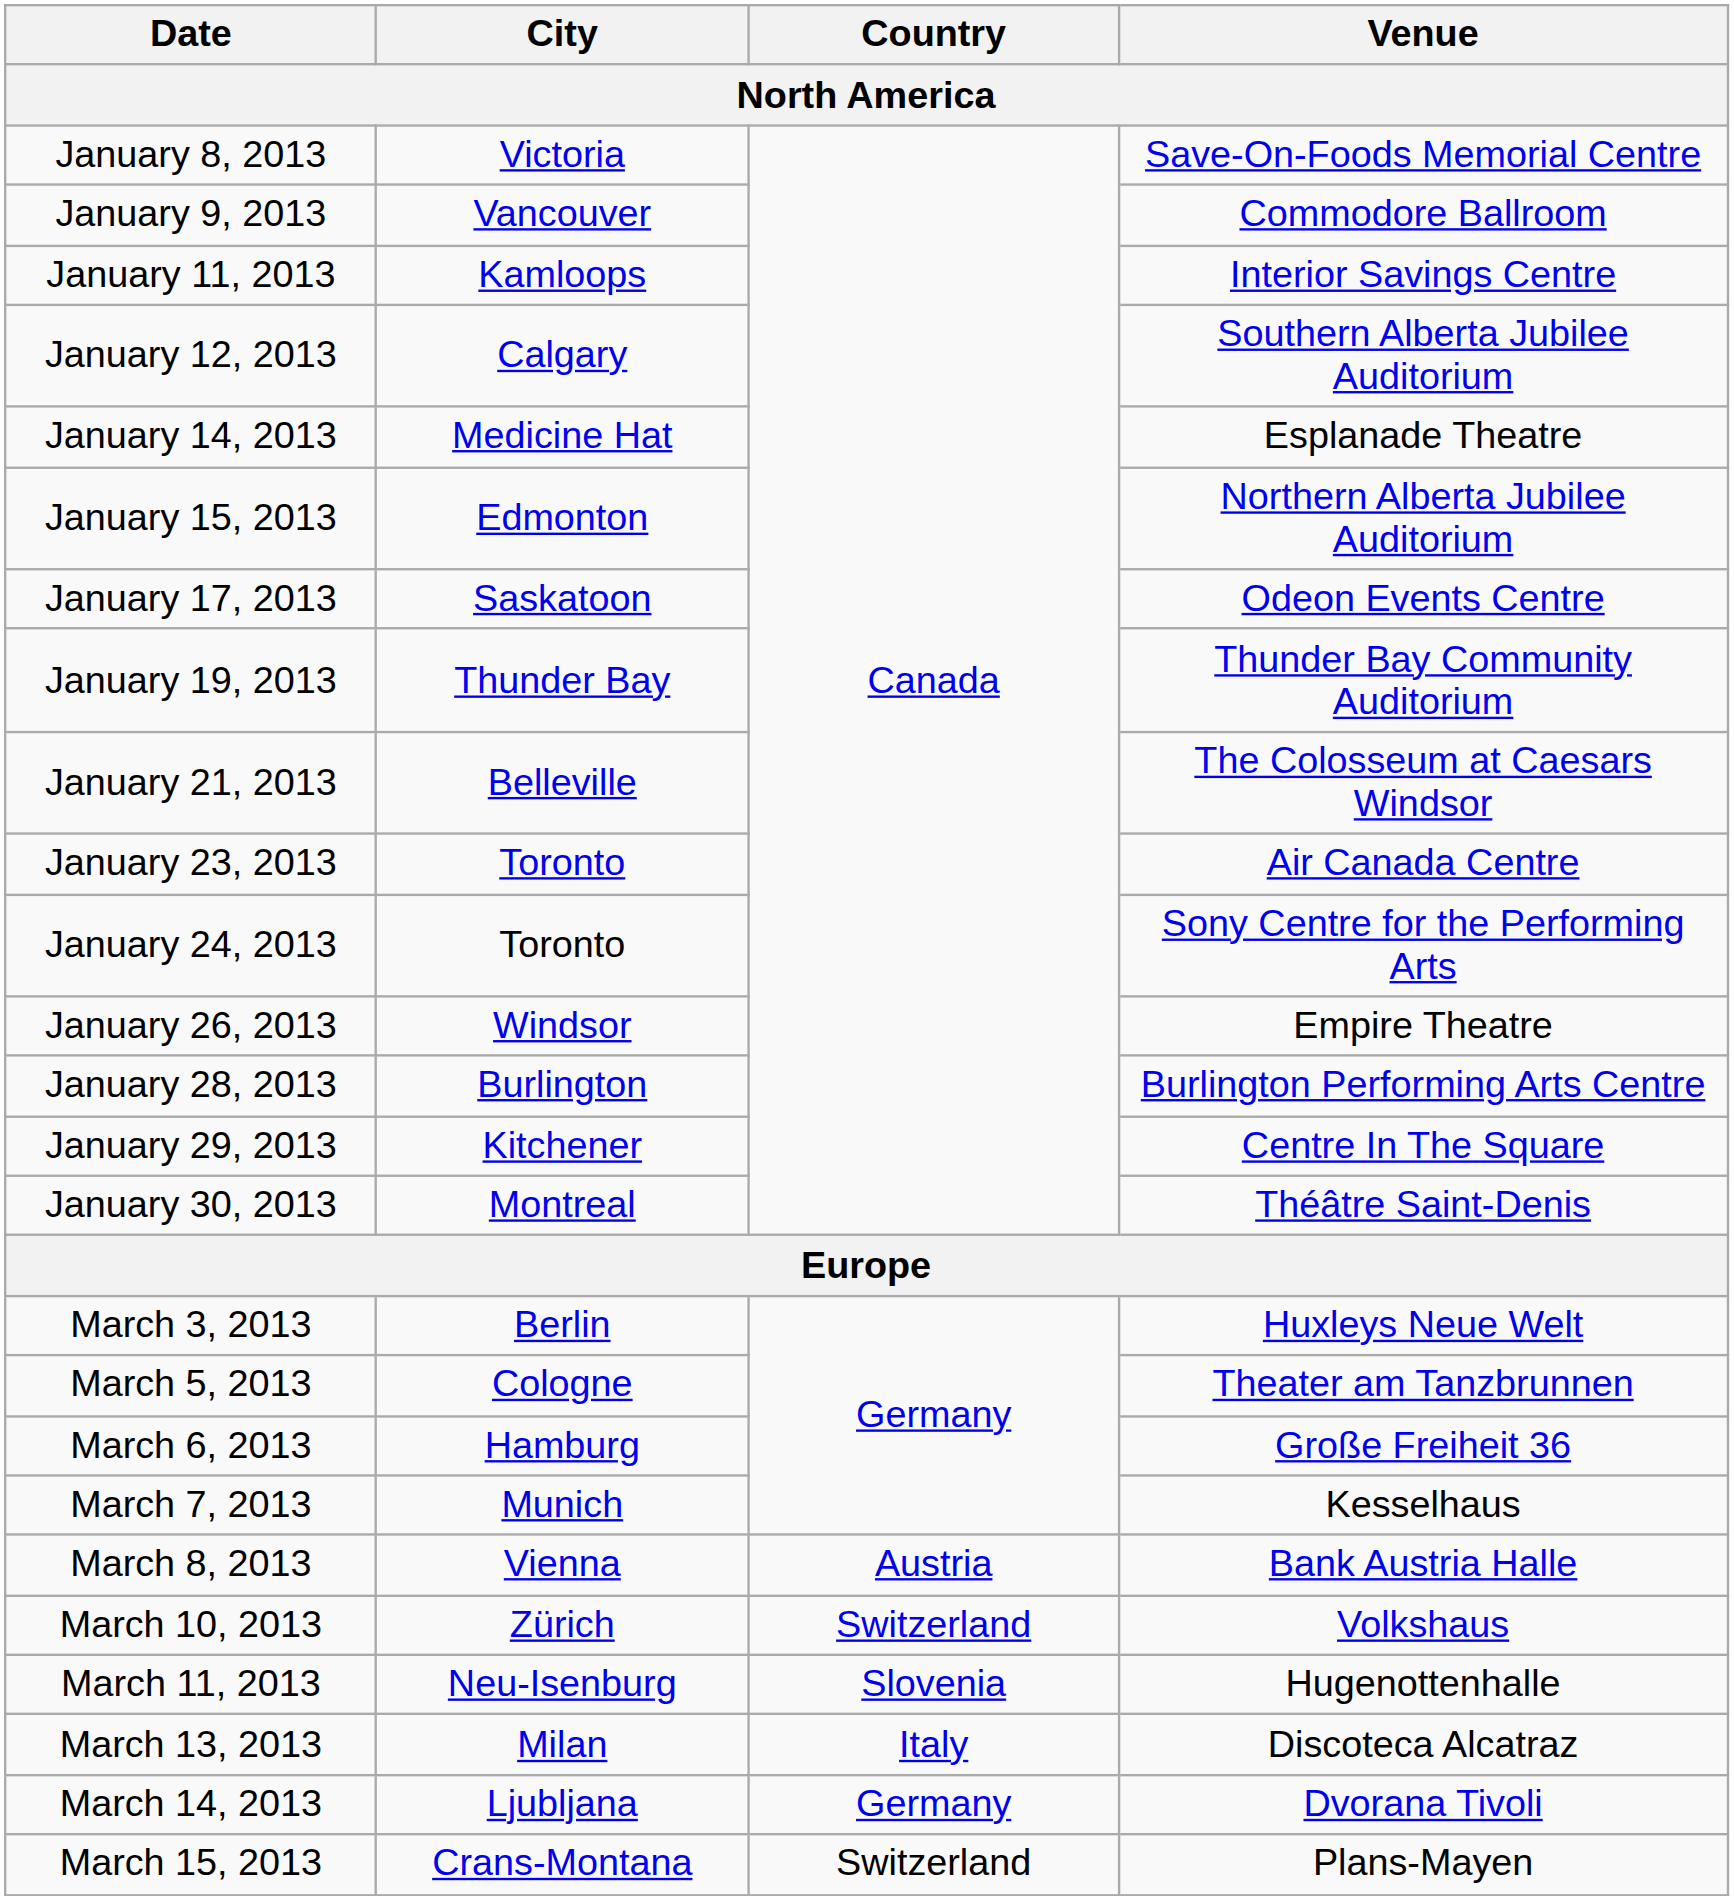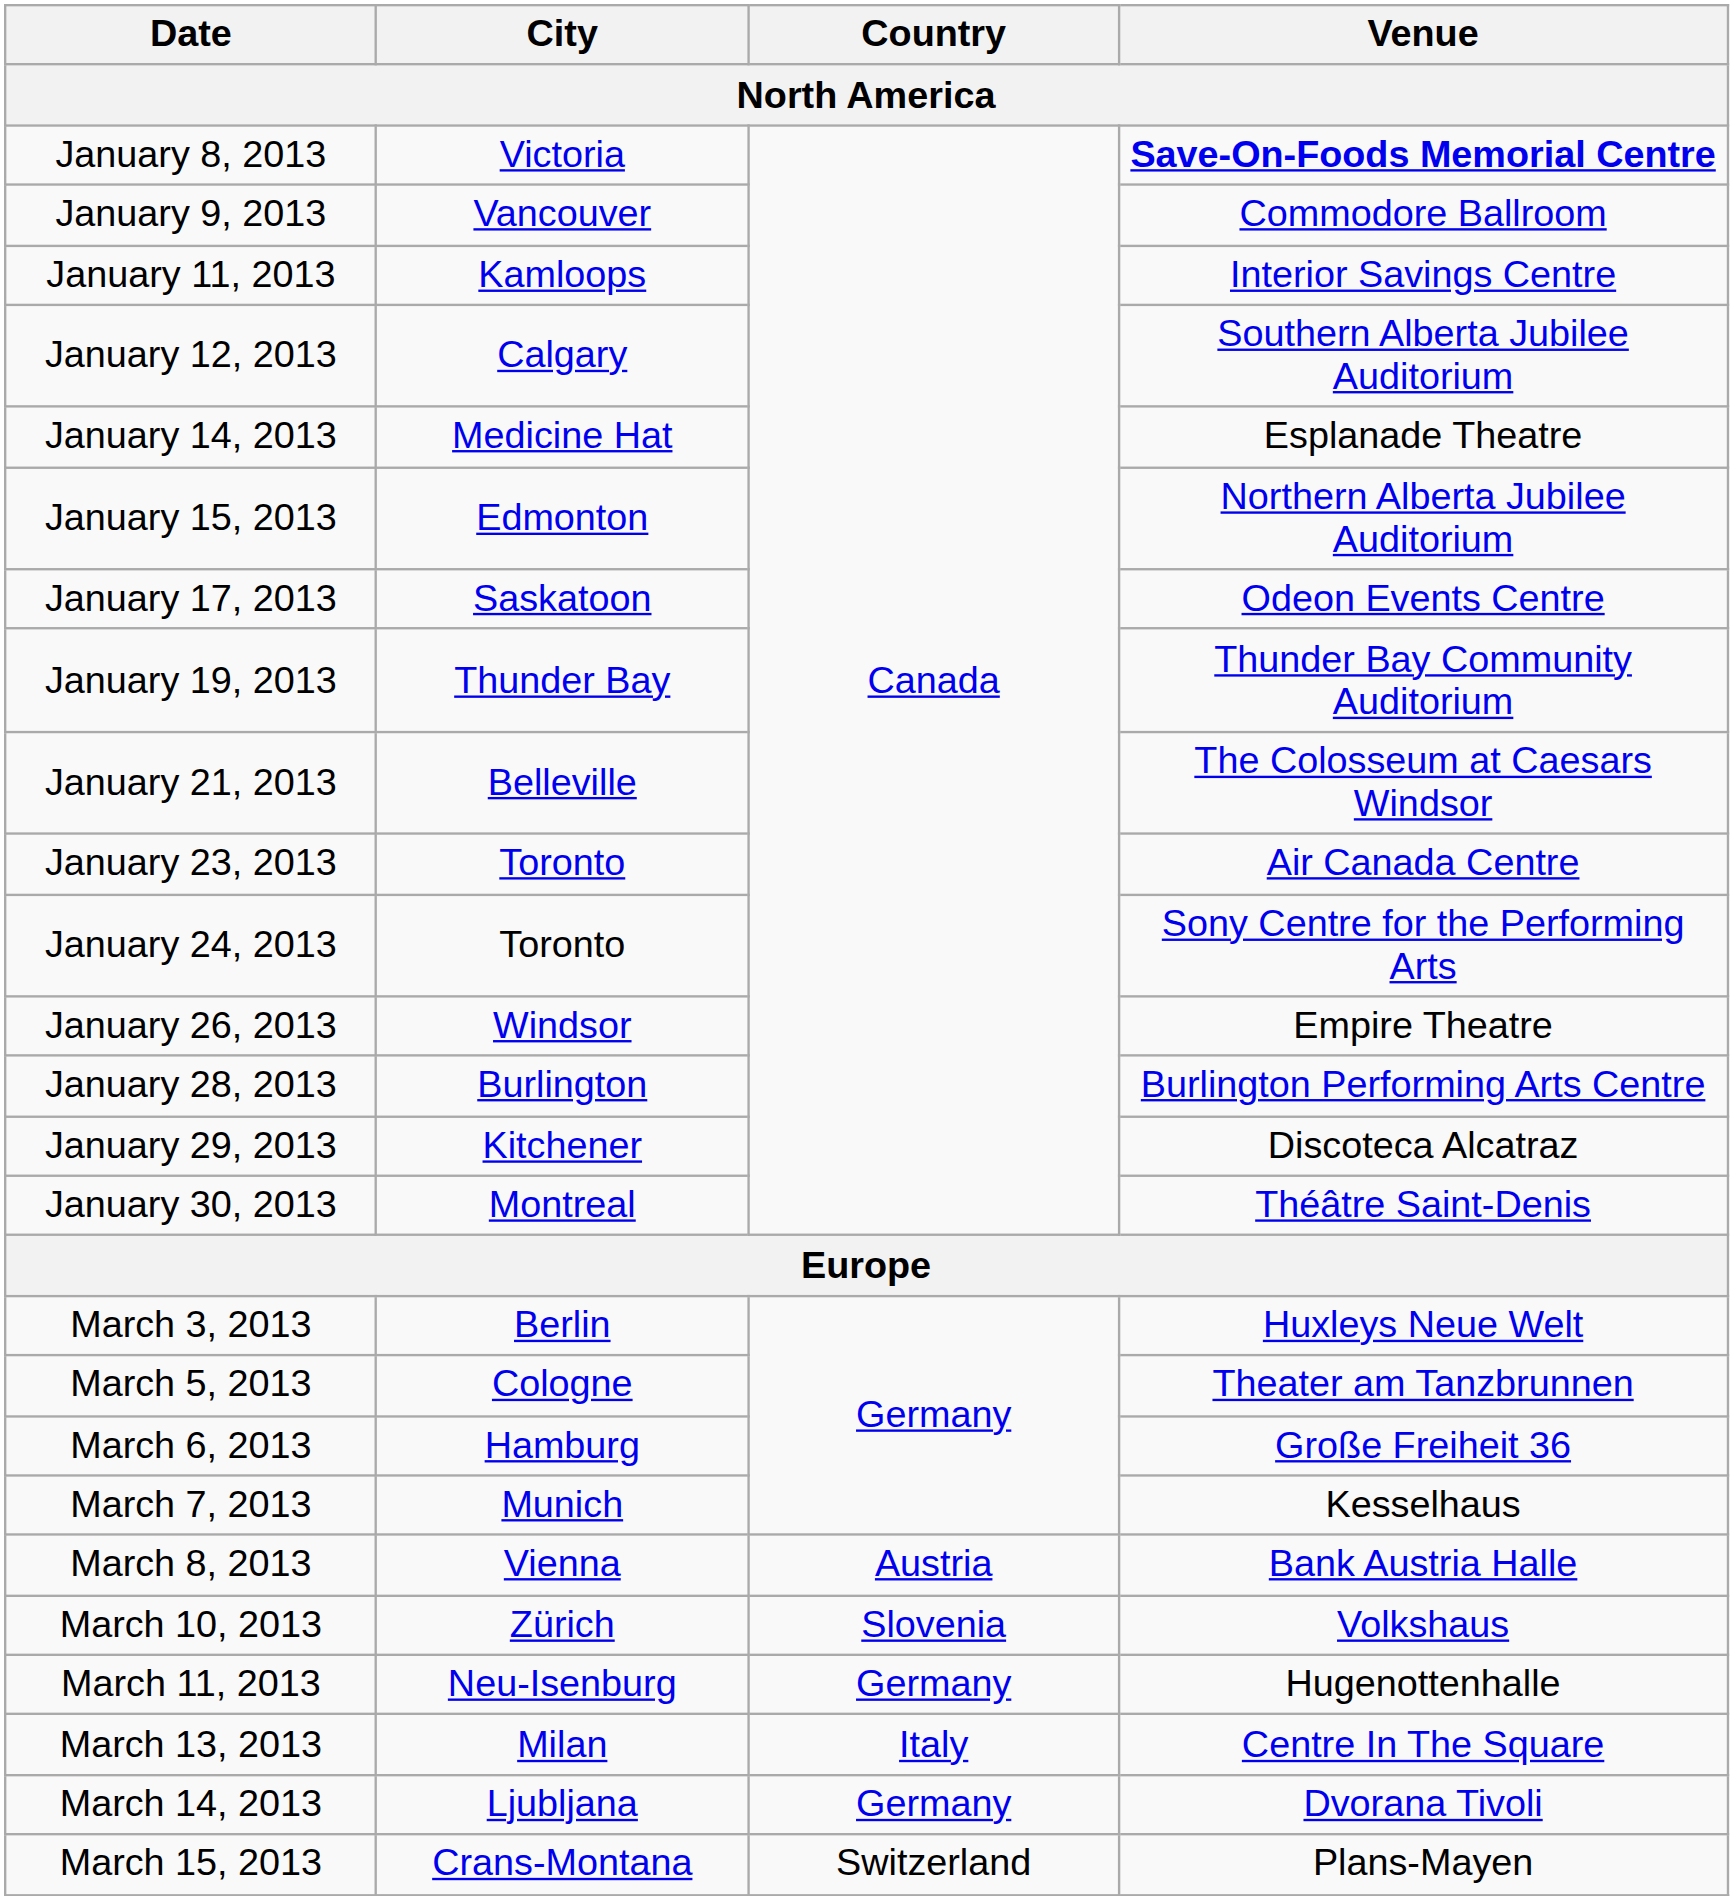(1423, 154) normal -> (1423, 154) bold
(1423, 1145) Centre In The Square -> (1423, 1145) Discoteca Alcatraz
(934, 1624) Switzerland -> (934, 1624) Slovenia
(934, 1684) Slovenia -> (934, 1684) Germany
(1423, 1743) Discoteca Alcatraz -> (1423, 1743) Centre In The Square
